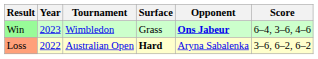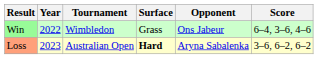(50, 29) 2023 -> (50, 29) 2022
(203, 29) bold -> (201, 29) normal
(50, 45) 2022 -> (50, 45) 2023
